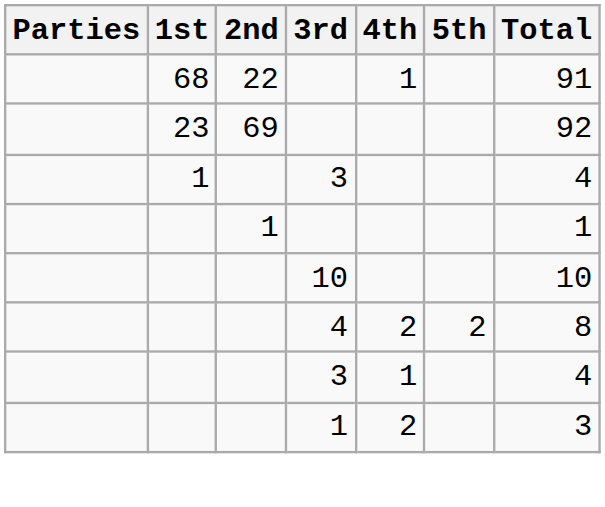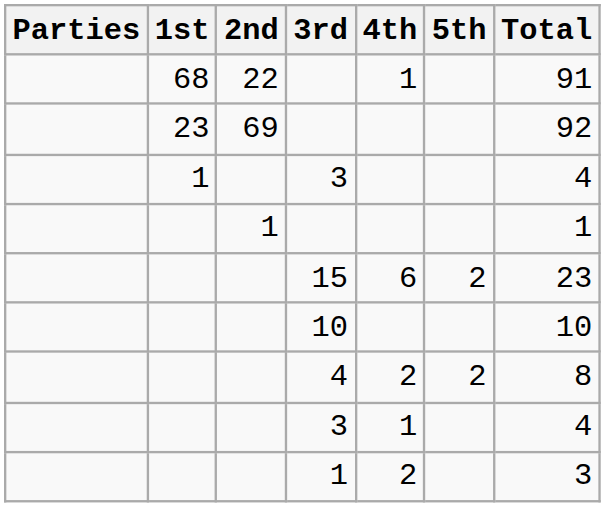+ row: (182, 278)
